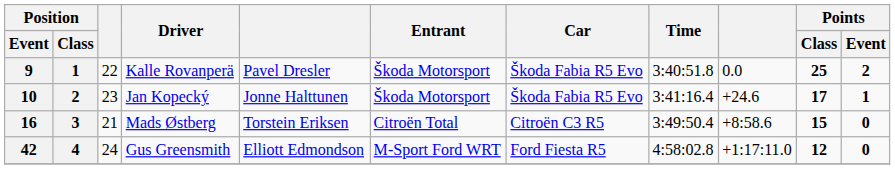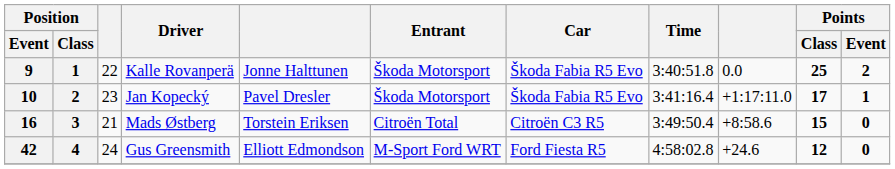(287, 70) Pavel Dresler -> (296, 70) Jonne Halttunen
(296, 96) Jonne Halttunen -> (287, 96) Pavel Dresler
(741, 96) +24.6 -> (757, 96) +1:17:11.0
(757, 149) +1:17:11.0 -> (741, 149) +24.6
